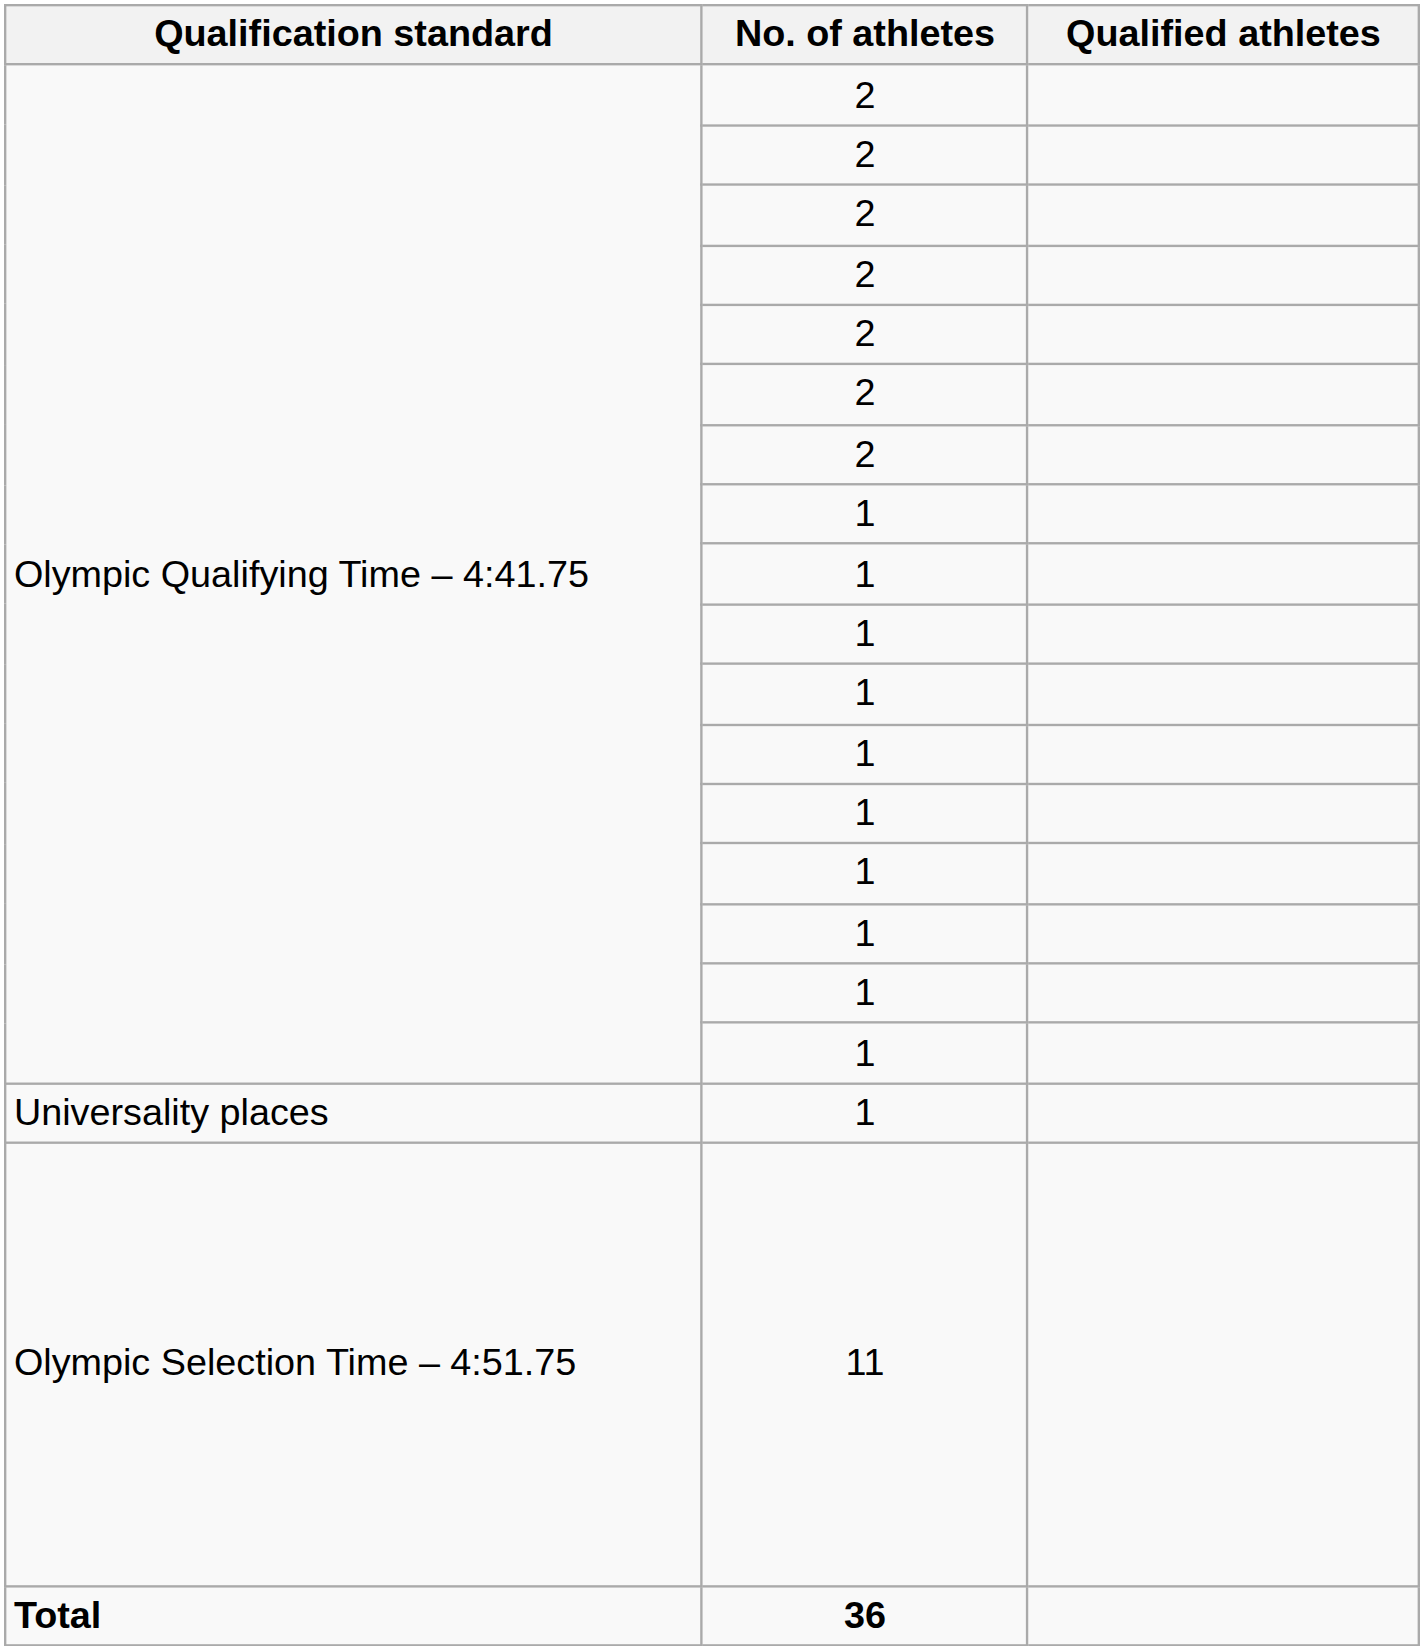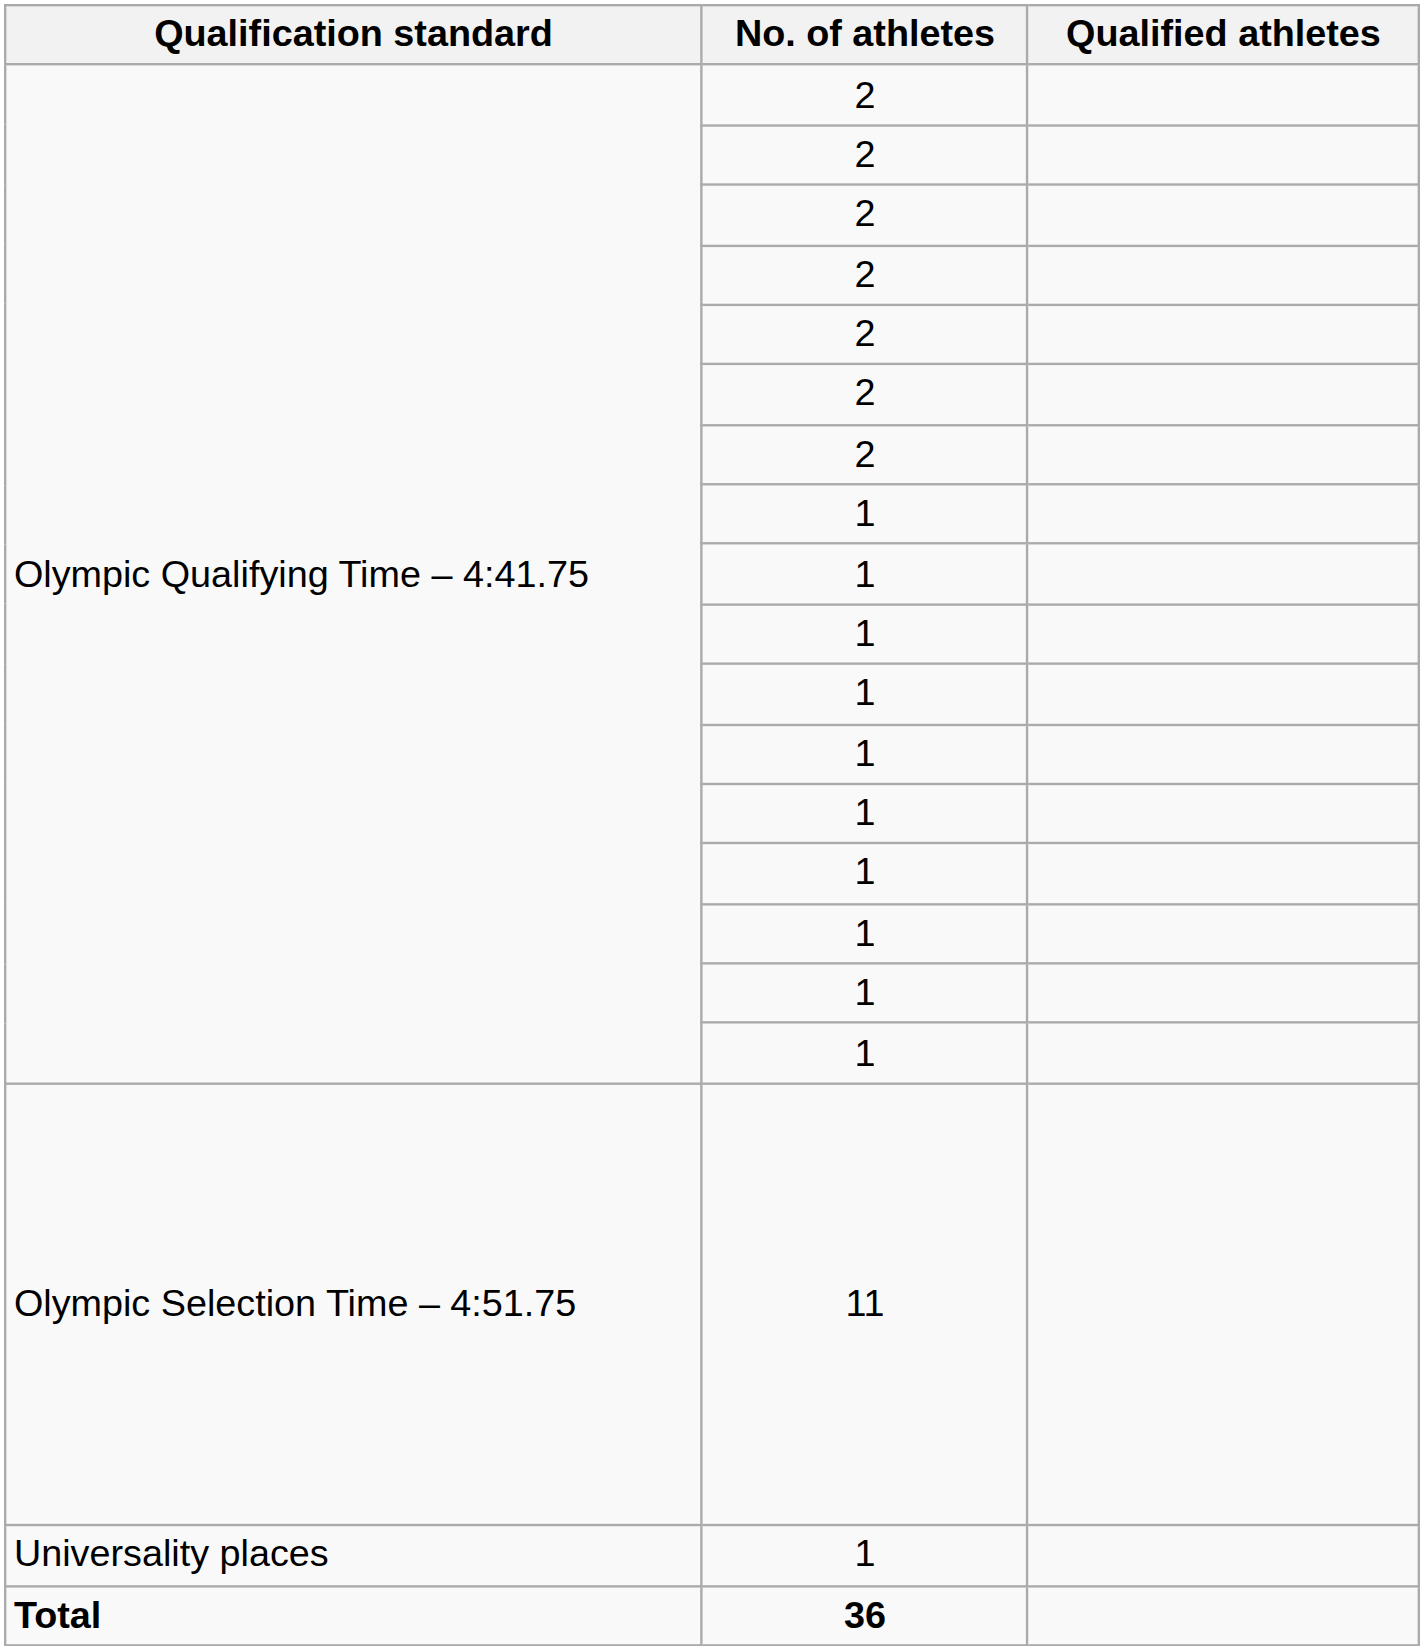rows swapped: (295, 1363) <-> (171, 1112)
